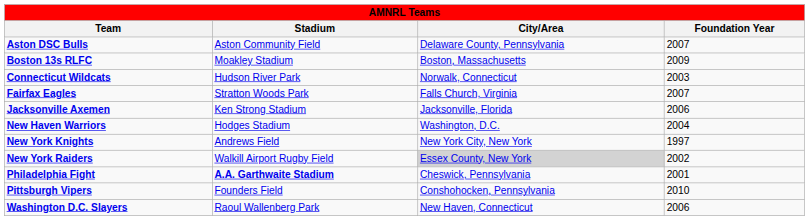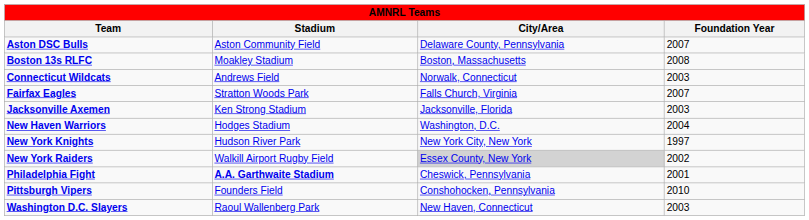(678, 61) 2009 -> (678, 61) 2008
(257, 77) Hudson River Park -> (247, 77) Andrews Field
(678, 110) 2006 -> (678, 110) 2003
(247, 142) Andrews Field -> (257, 142) Hudson River Park
(678, 207) 2006 -> (678, 207) 2003
